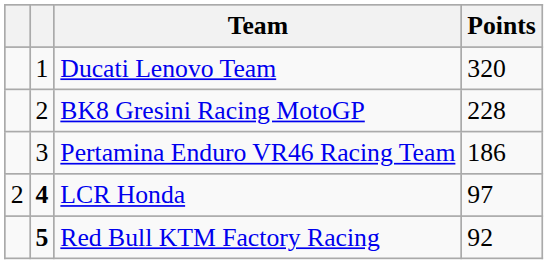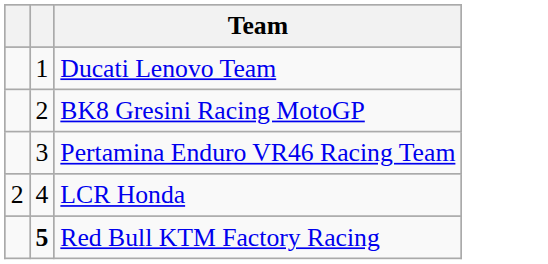- column: (502, 25)
(42, 195) bold -> (42, 195) normal
